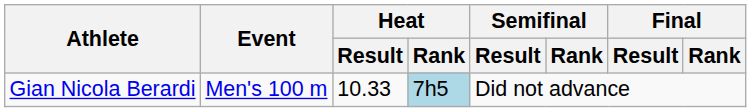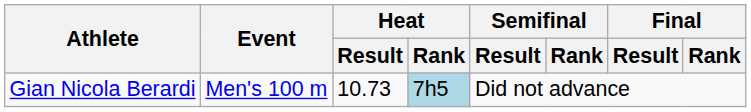(364, 89) 10.33 -> (364, 89) 10.73
